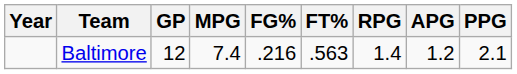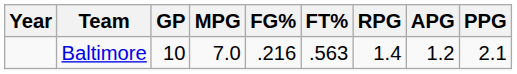(174, 53) 12 -> (174, 53) 10
(227, 53) 7.4 -> (227, 53) 7.0
